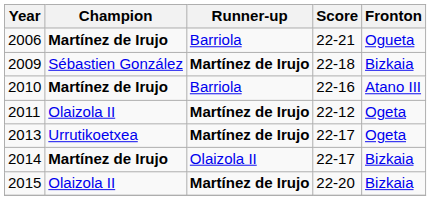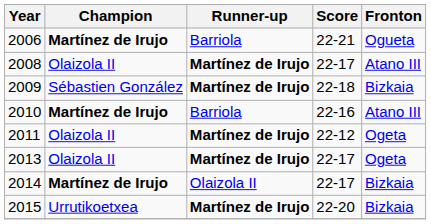+ row: (25, 64)
(93, 135) Urrutikoetxea -> (82, 159) Olaizola II
(82, 183) Olaizola II -> (93, 207) Urrutikoetxea
